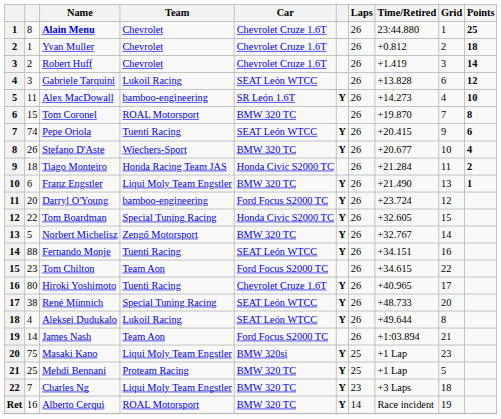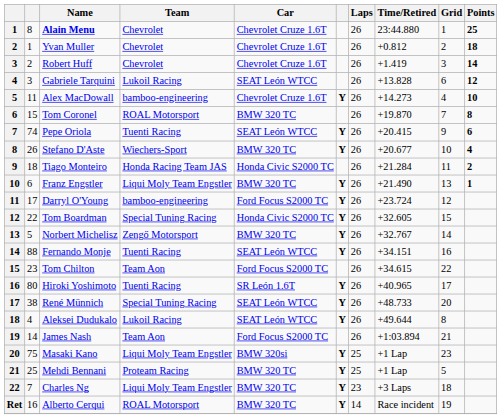(266, 98) SR León 1.6T -> (282, 98) Chevrolet Cruze 1.6T
(32, 200) 20 -> (32, 200) 17
(282, 285) Chevrolet Cruze 1.6T -> (266, 285) SR León 1.6T
